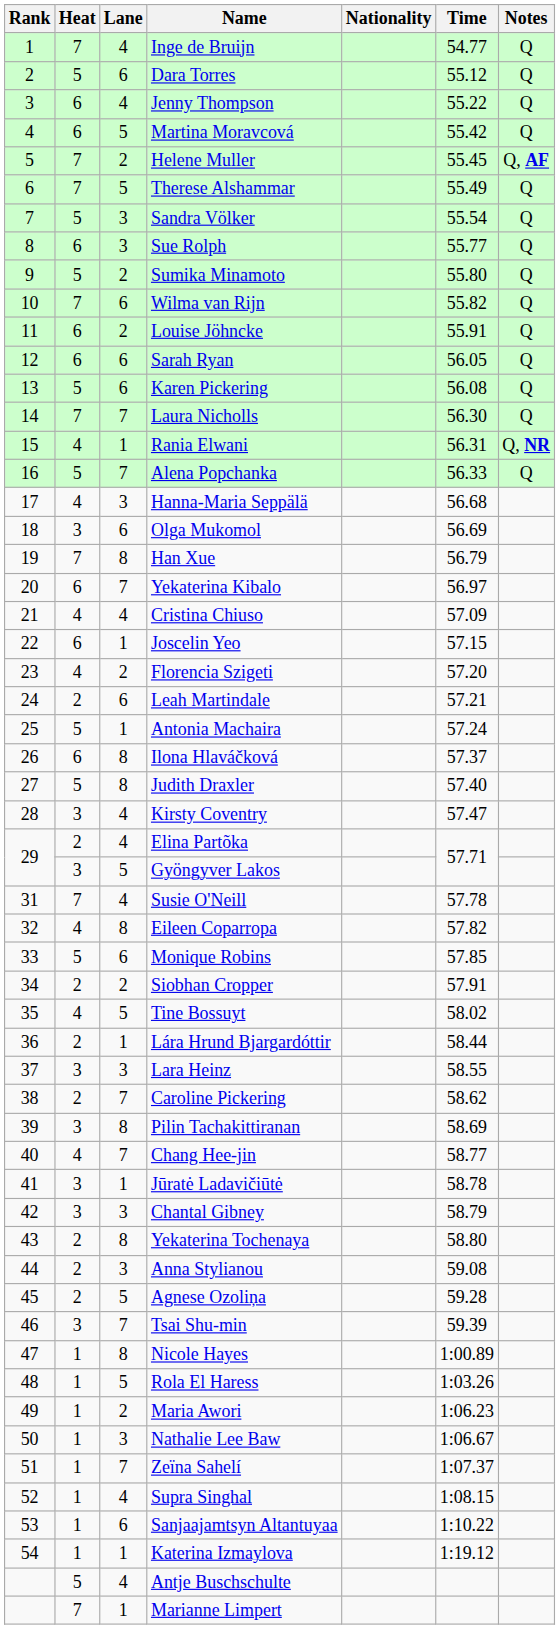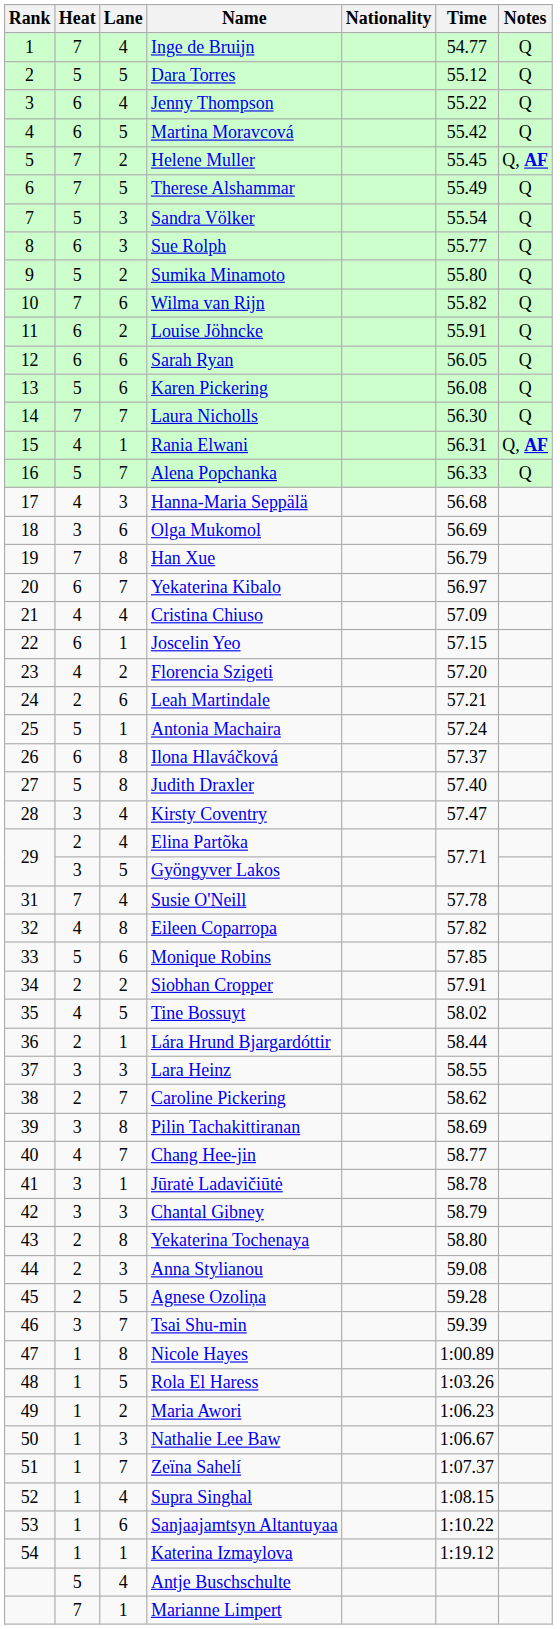(123, 75) 6 -> (123, 75) 5
(526, 445) Q, NR -> (525, 445) Q, AF
